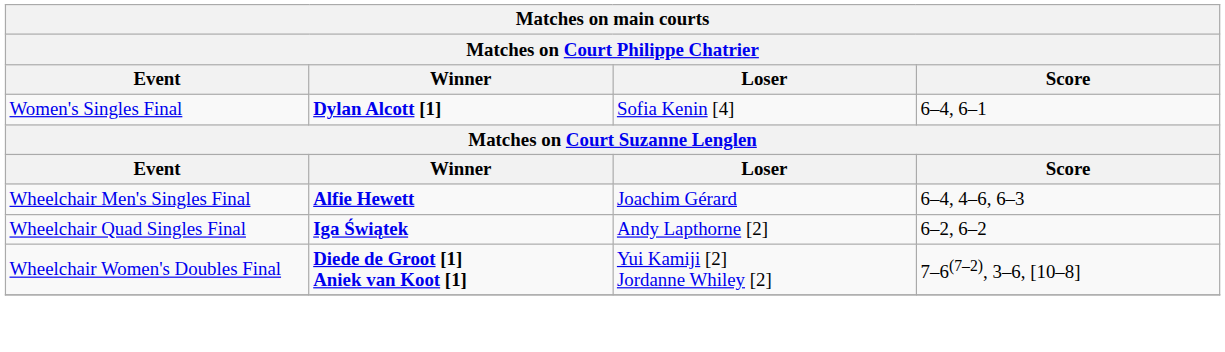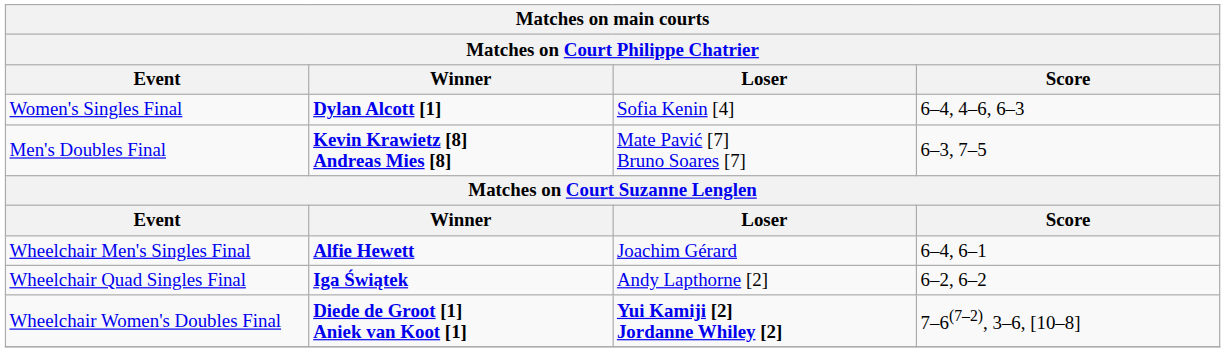(954, 109) 6–4, 6–1 -> (973, 109) 6–4, 4–6, 6–3
+ row: (88, 149)
(973, 199) 6–4, 4–6, 6–3 -> (954, 250) 6–4, 6–1
(694, 269) normal -> (700, 320) bold
